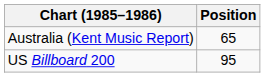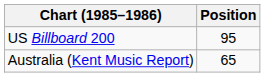rows swapped: (61, 60) <-> (101, 38)
